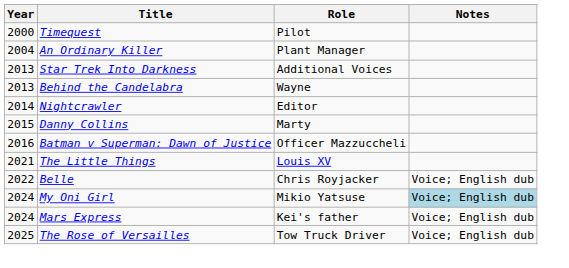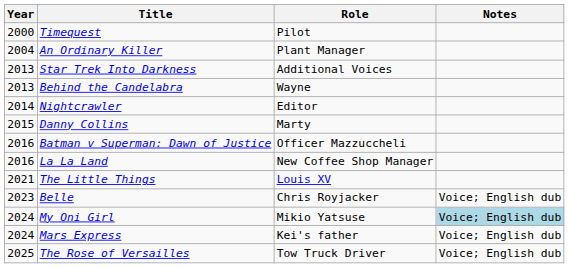+ row: (74, 161)
(21, 180) 2022 -> (21, 198) 2023
